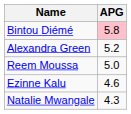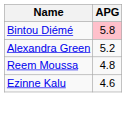(112, 65) 5.0 -> (107, 65) 4.8
- row: (51, 100)
